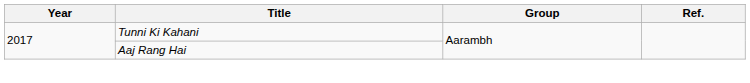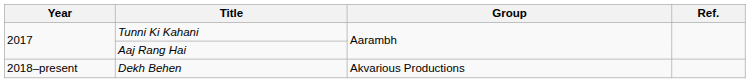+ row: (150, 68)
